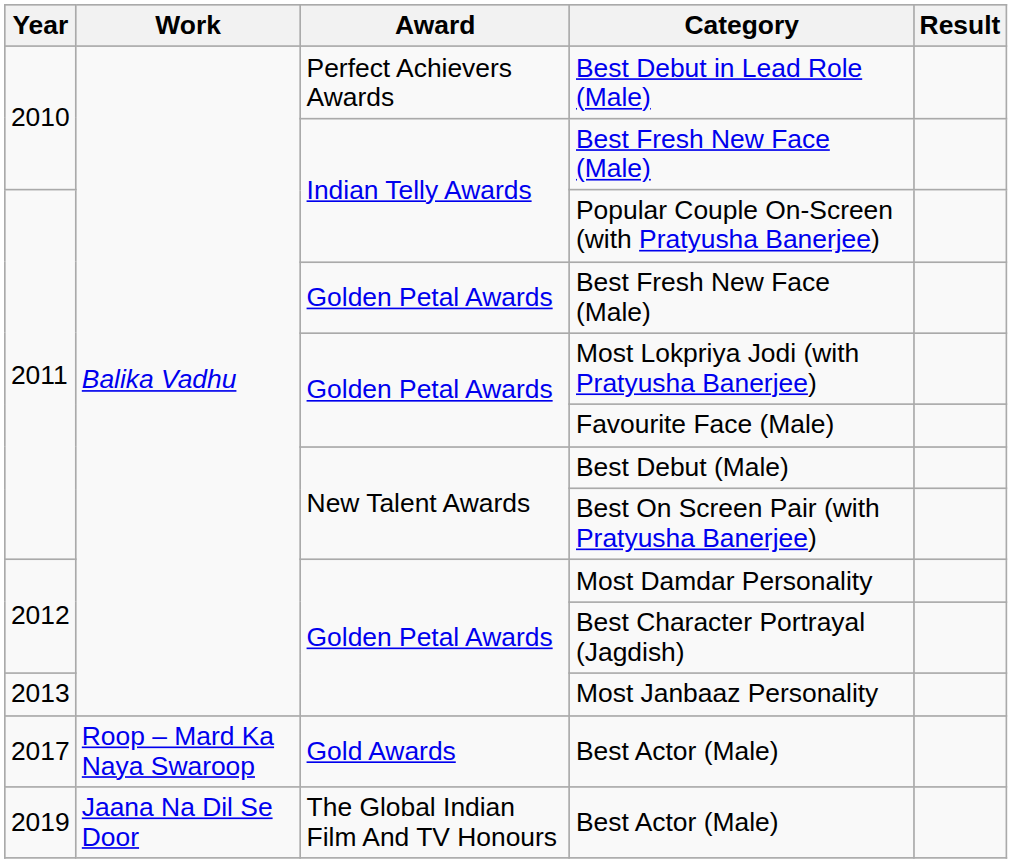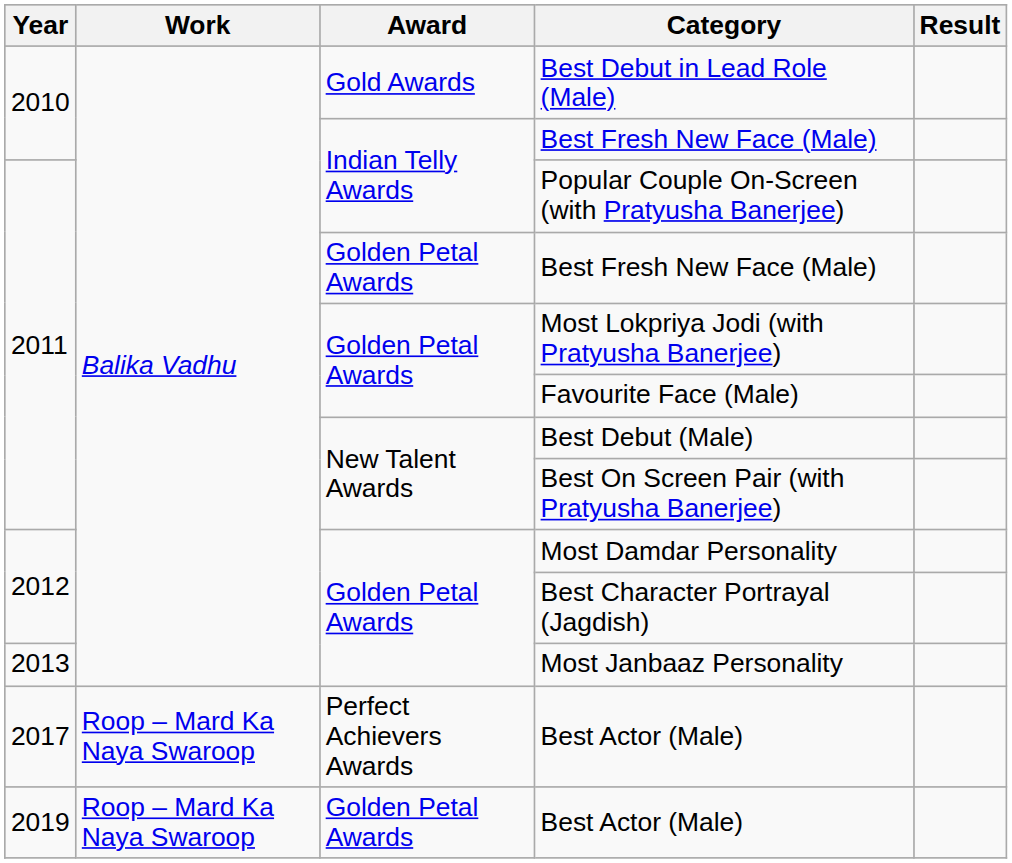(409, 82) Perfect Achievers Awards -> (400, 82) Gold Awards
(381, 750) Gold Awards -> (384, 735) Perfect Achievers Awards
(177, 822) Jaana Na Dil Se Door -> (178, 822) Roop – Mard Ka Naya Swaroop
(432, 822) The Global Indian Film And TV Honours -> (402, 822) Golden Petal Awards
